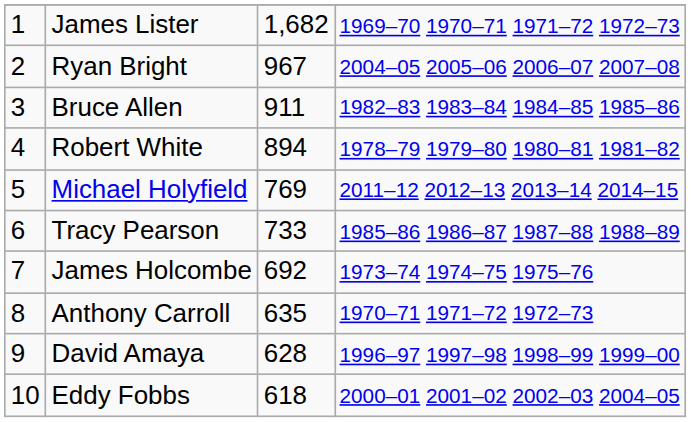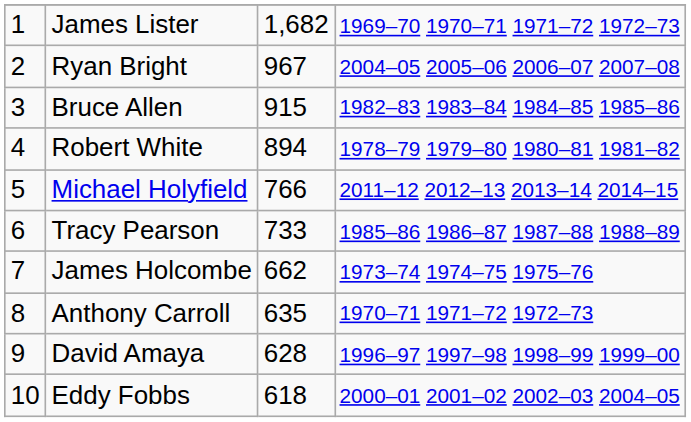(284, 107) 911 -> (285, 107) 915
(285, 189) 769 -> (285, 189) 766
(285, 271) 692 -> (285, 271) 662
